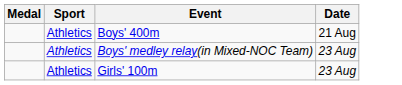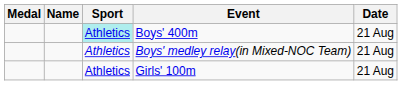+ column: (63, 14)
(69, 33) no background -> (107, 33) paleturquoise background
(337, 52) 23 Aug -> (375, 52) 21 Aug
(337, 71) 23 Aug -> (375, 71) 21 Aug
